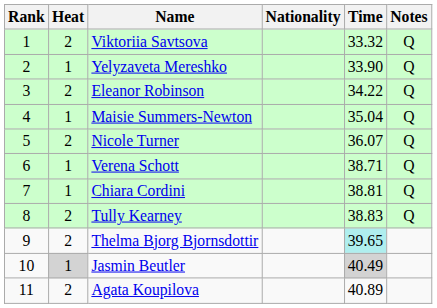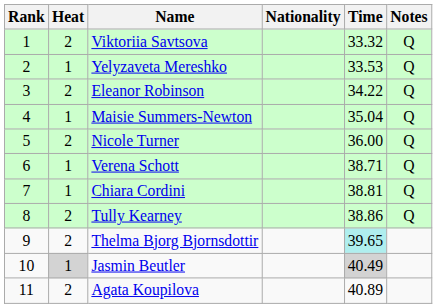(365, 66) 33.90 -> (365, 66) 33.53
(365, 141) 36.07 -> (365, 141) 36.00
(365, 215) 38.83 -> (365, 215) 38.86
